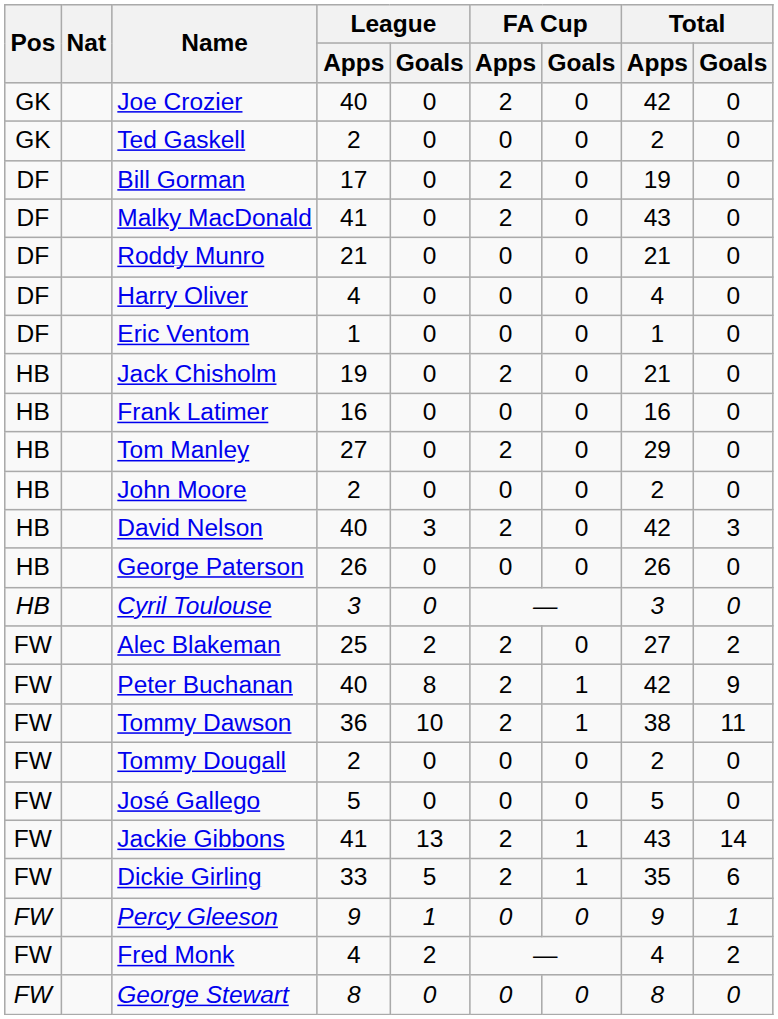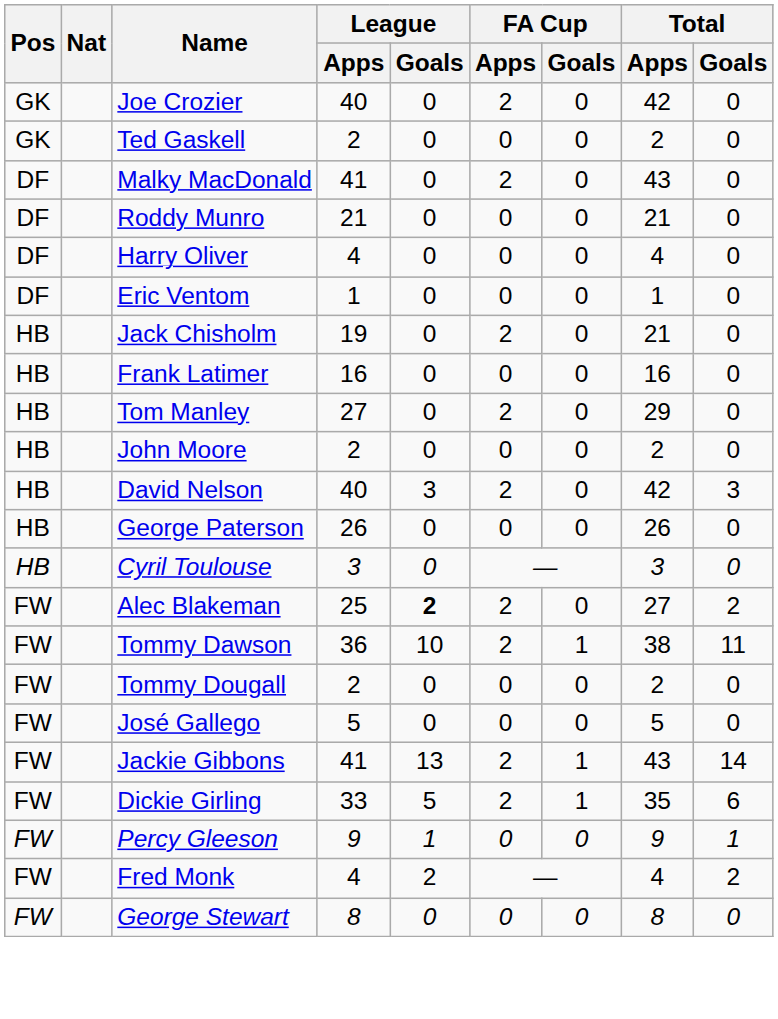- row: (181, 179)
(430, 645) normal -> (430, 606) bold
- row: (205, 683)
